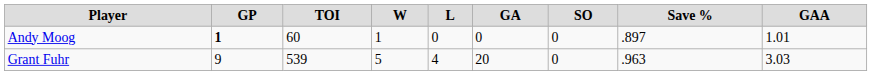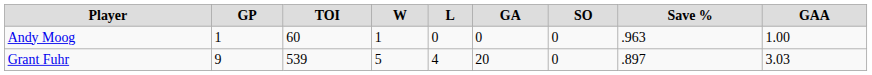(218, 37) bold -> (218, 37) normal
(633, 37) .897 -> (633, 37) .963
(778, 37) 1.01 -> (778, 37) 1.00
(633, 59) .963 -> (633, 59) .897
